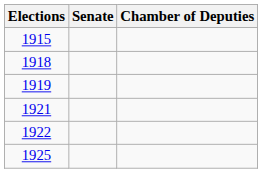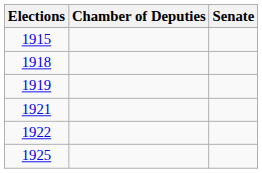columns swapped: (187, 16) <-> (93, 16)
